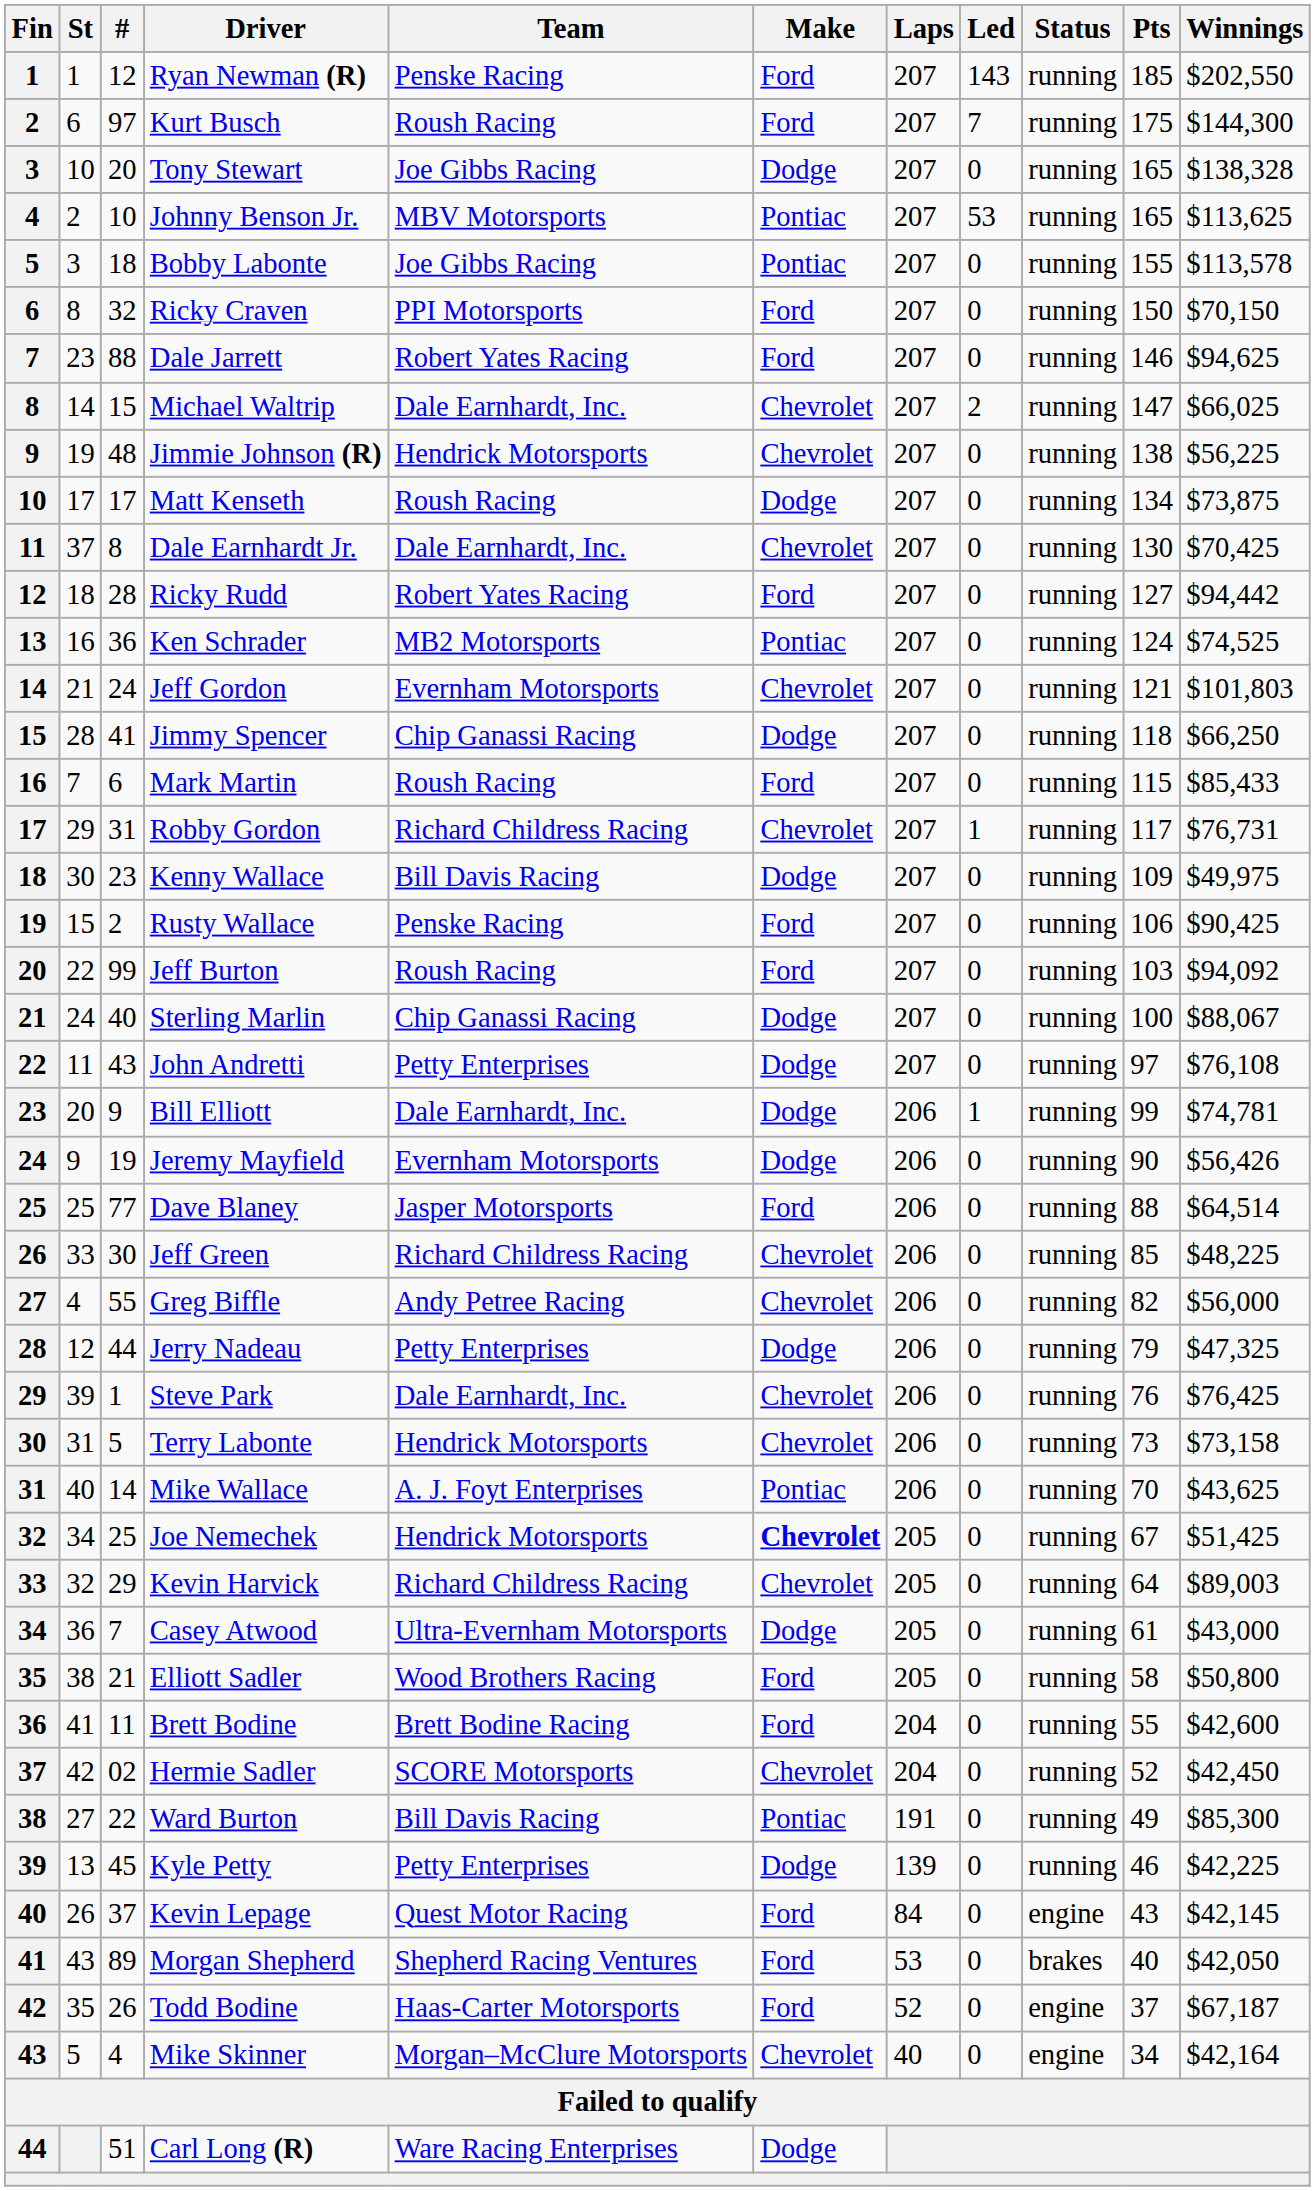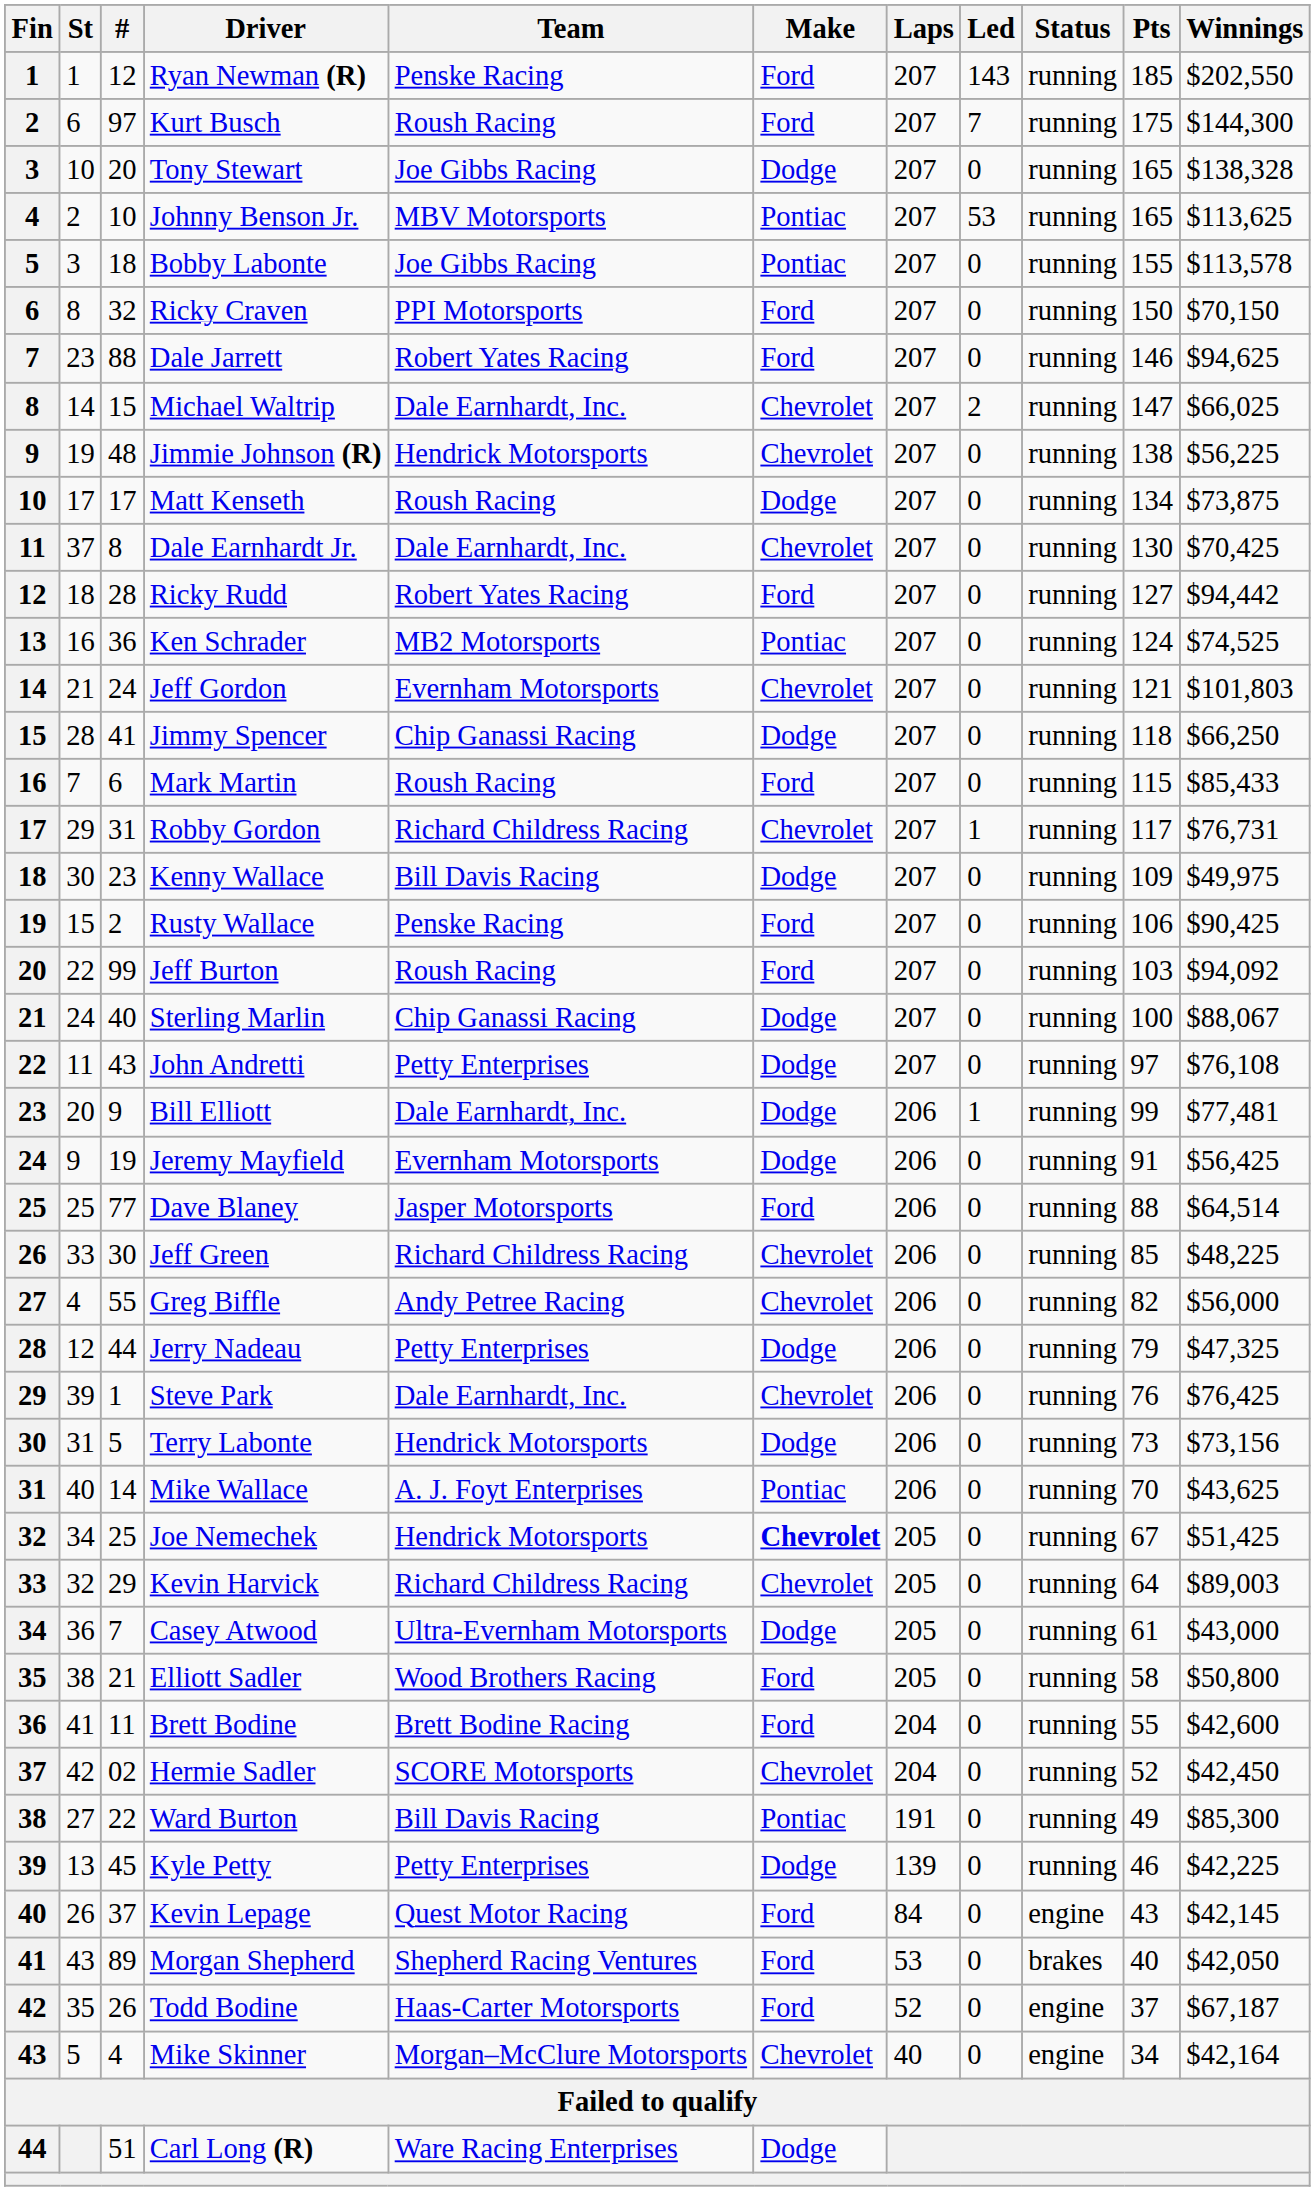(1233, 1111) $74,781 -> (1233, 1111) $77,481
(1145, 1159) 90 -> (1145, 1159) 91
(1233, 1159) $56,426 -> (1233, 1159) $56,425
(817, 1441) Chevrolet -> (798, 1441) Dodge
(1233, 1441) $73,158 -> (1233, 1441) $73,156
